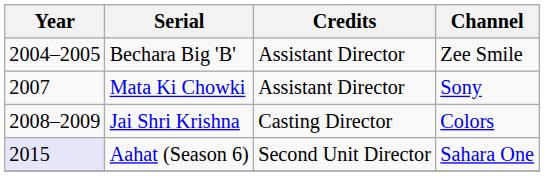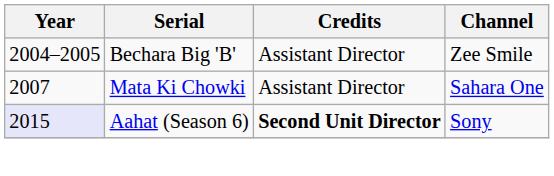(461, 88) Sony -> (497, 88) Sahara One
- row: (175, 121)
(345, 154) normal -> (349, 121) bold
(487, 154) Sahara One -> (471, 121) Sony
